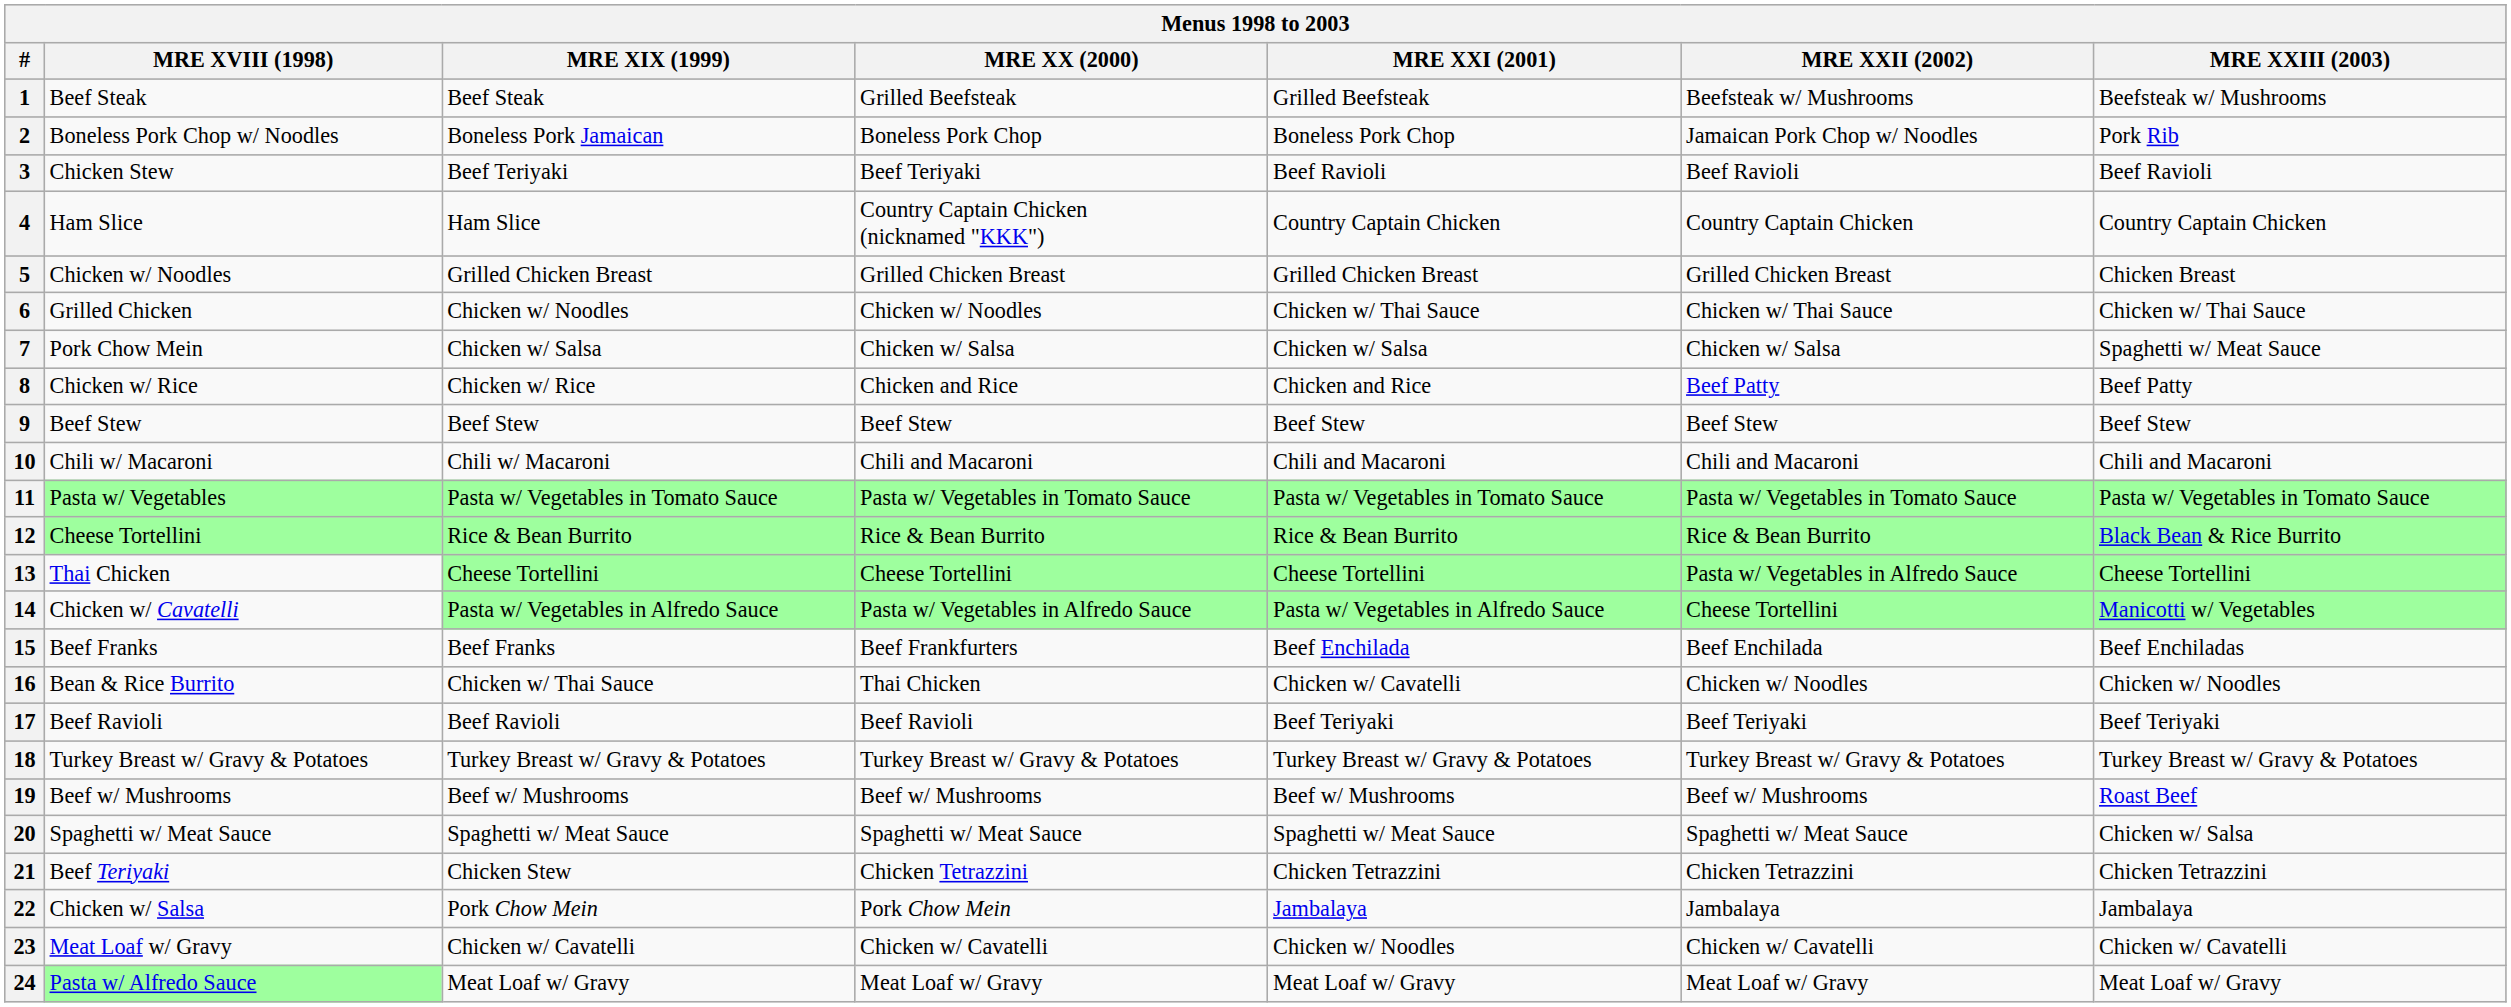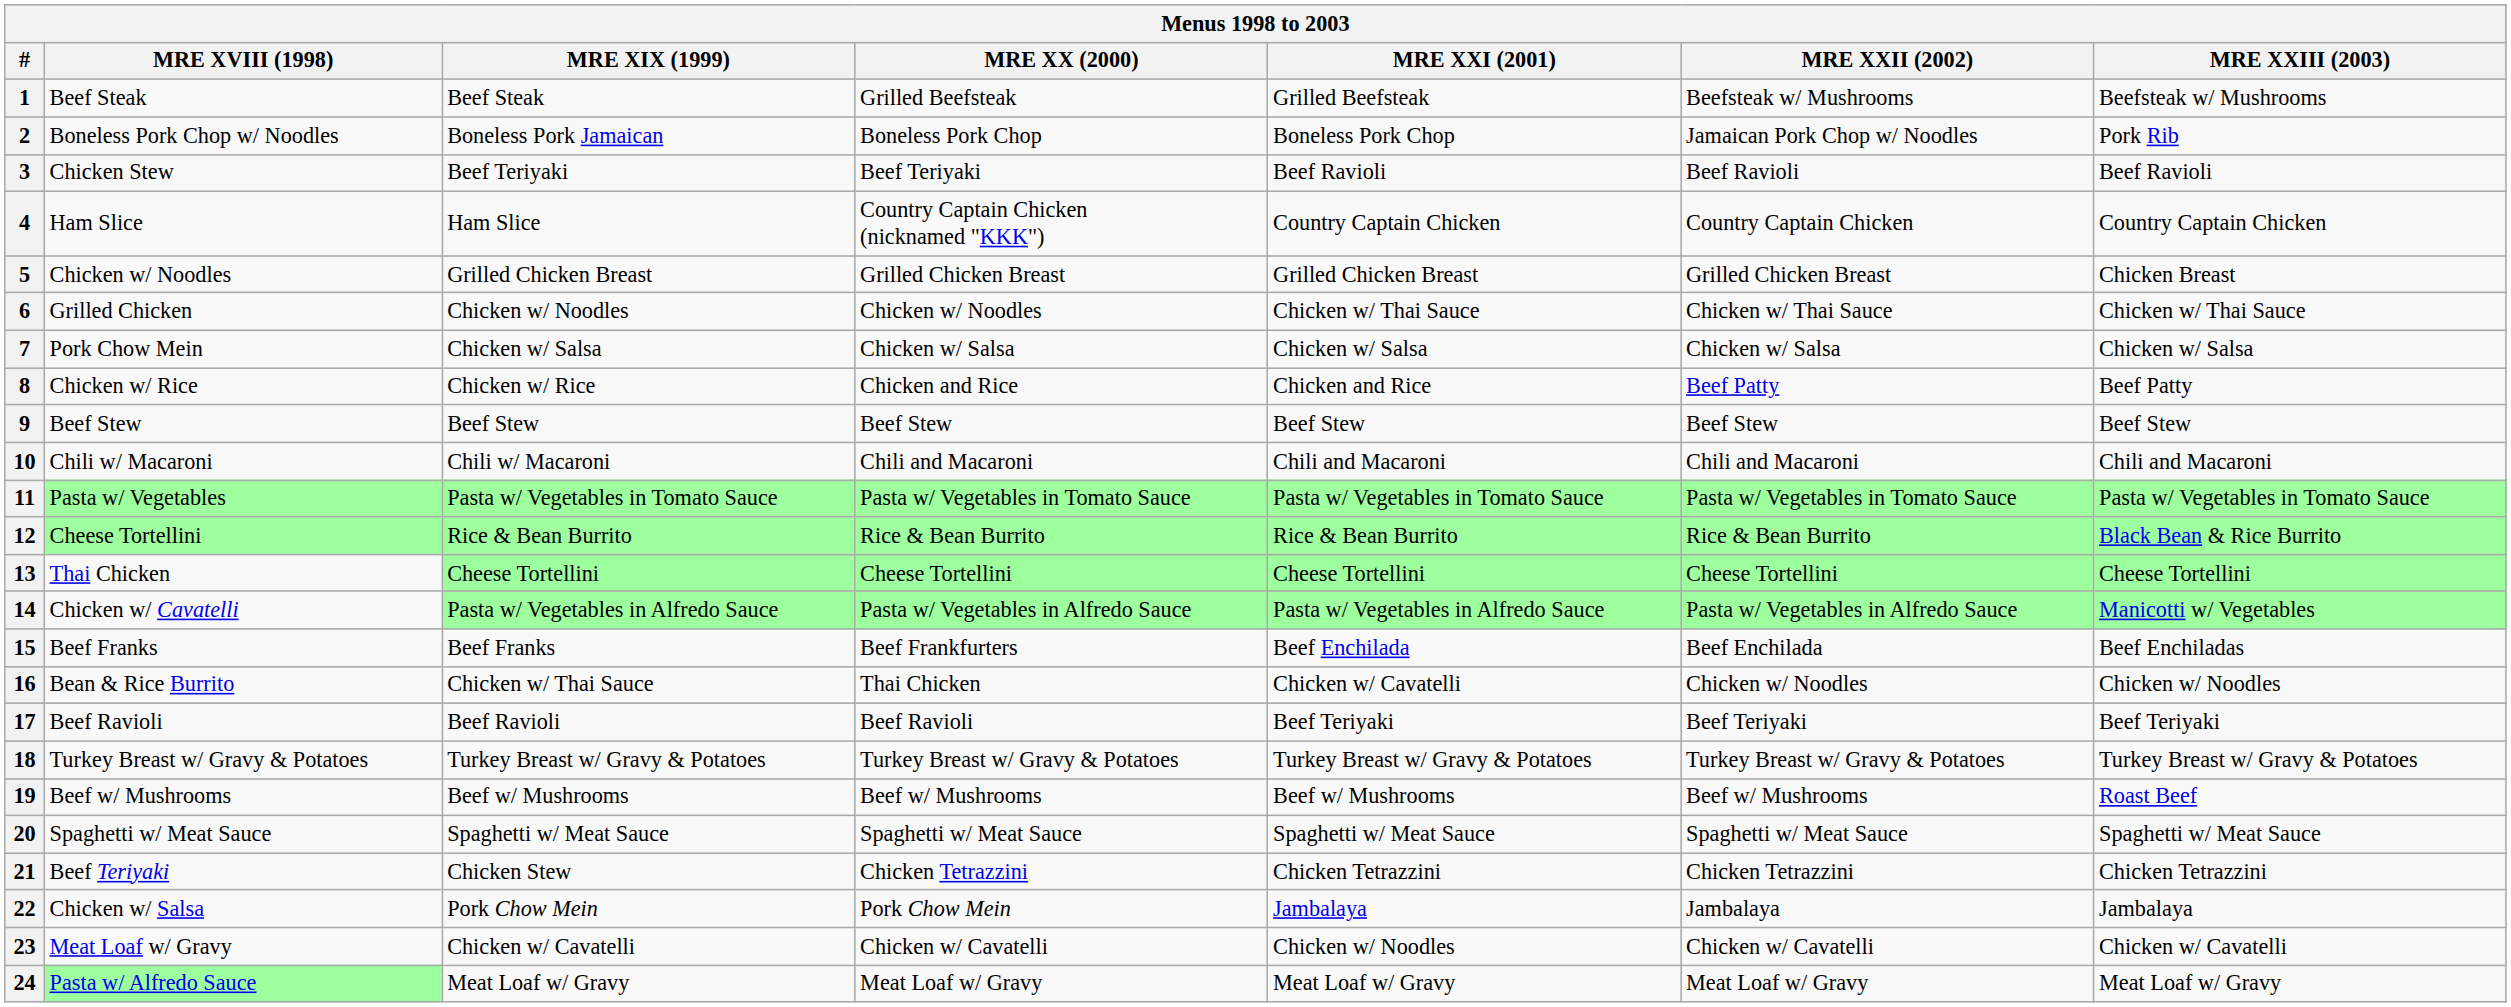(2210, 348) Spaghetti w/ Meat Sauce -> (2176, 348) Chicken w/ Salsa
(1852, 572) Pasta w/ Vegetables in Alfredo Sauce -> (1762, 572) Cheese Tortellini
(1762, 610) Cheese Tortellini -> (1852, 610) Pasta w/ Vegetables in Alfredo Sauce
(2176, 833) Chicken w/ Salsa -> (2210, 833) Spaghetti w/ Meat Sauce
